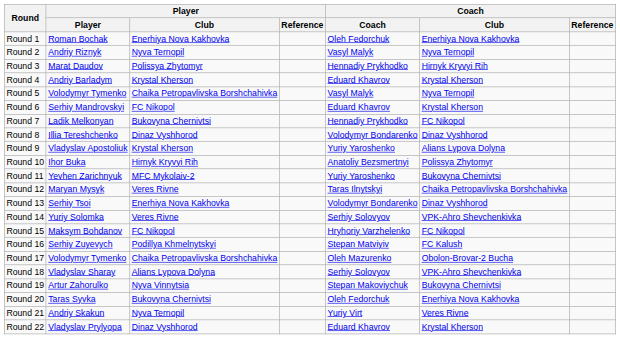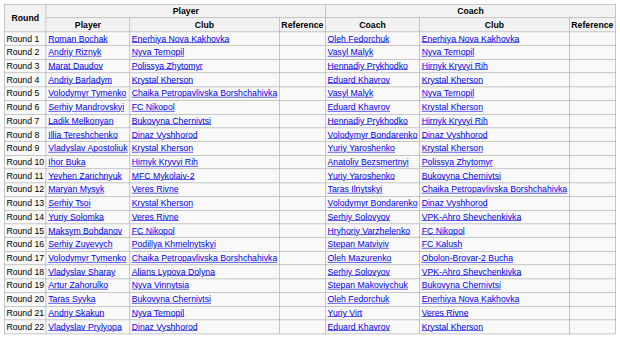(443, 121) FC Nikopol -> (455, 121) Hirnyk Kryvyi Rih
(463, 148) Alians Lypova Dolyna -> (452, 148) Krystal Kherson
(181, 203) Enerhiya Nova Kakhovka -> (162, 203) Krystal Kherson
